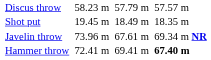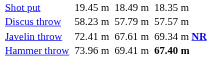rows swapped: (23, 21) <-> (33, 7)
(92, 36) 73.96 m -> (92, 36) 72.41 m
(92, 50) 72.41 m -> (92, 50) 73.96 m
